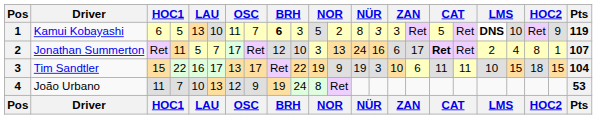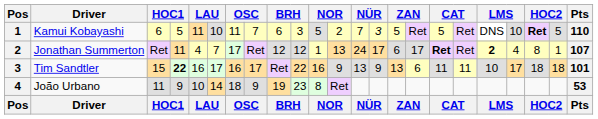(198, 31) 13 -> (198, 31) 11
(279, 31) bold -> (279, 31) normal
(360, 31) 8 -> (360, 31) 7
(397, 31) 3 -> (397, 31) 5
(492, 31) bold -> (492, 31) normal
(537, 31) normal -> (537, 31) bold
(558, 31) 9 -> (558, 31) 5
(579, 31) 119 -> (580, 31) 110
(198, 50) 5 -> (198, 50) 4
(300, 50) 10 -> (300, 50) 12
(318, 50) 3 -> (318, 50) 1
(378, 50) 16 -> (378, 50) 17
(492, 50) normal -> (492, 50) bold
(180, 68) normal -> (180, 68) bold
(235, 68) 13 -> (235, 68) 16
(318, 68) 19 -> (318, 68) 16
(360, 68) 19 -> (360, 68) 13
(378, 68) 3 -> (378, 68) 9
(397, 68) 10 -> (397, 68) 13
(516, 68) 15 -> (516, 68) 17
(558, 68) 15 -> (558, 68) 18
(579, 68) 104 -> (580, 68) 101
(180, 86) 7 -> (180, 86) 9
(216, 86) 13 -> (216, 86) 14
(235, 86) 12 -> (235, 86) 18
(300, 86) 24 -> (300, 86) 23
